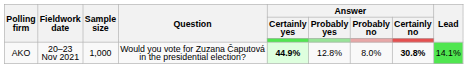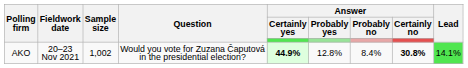(100, 53) 1,000 -> (100, 53) 1,002
(371, 53) 8.0% -> (371, 53) 8.4%
